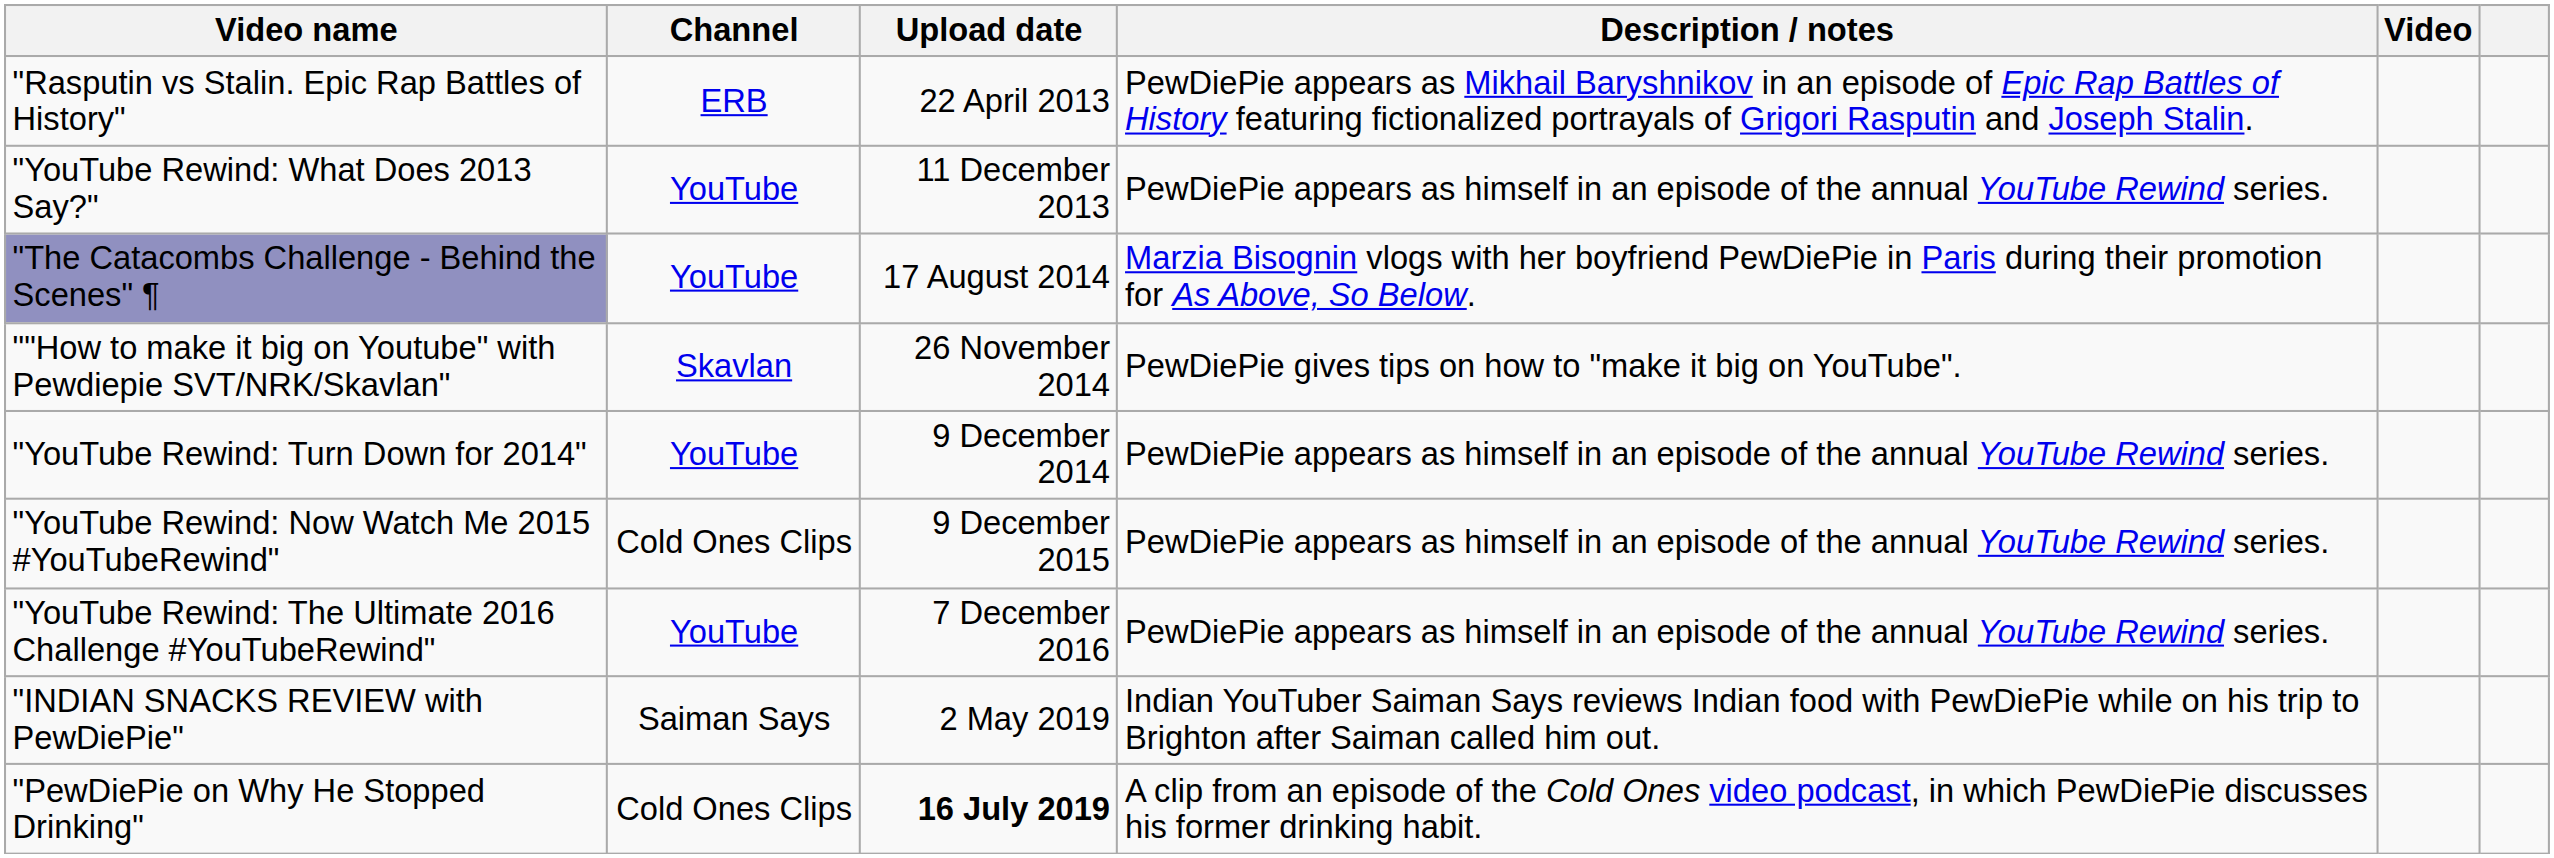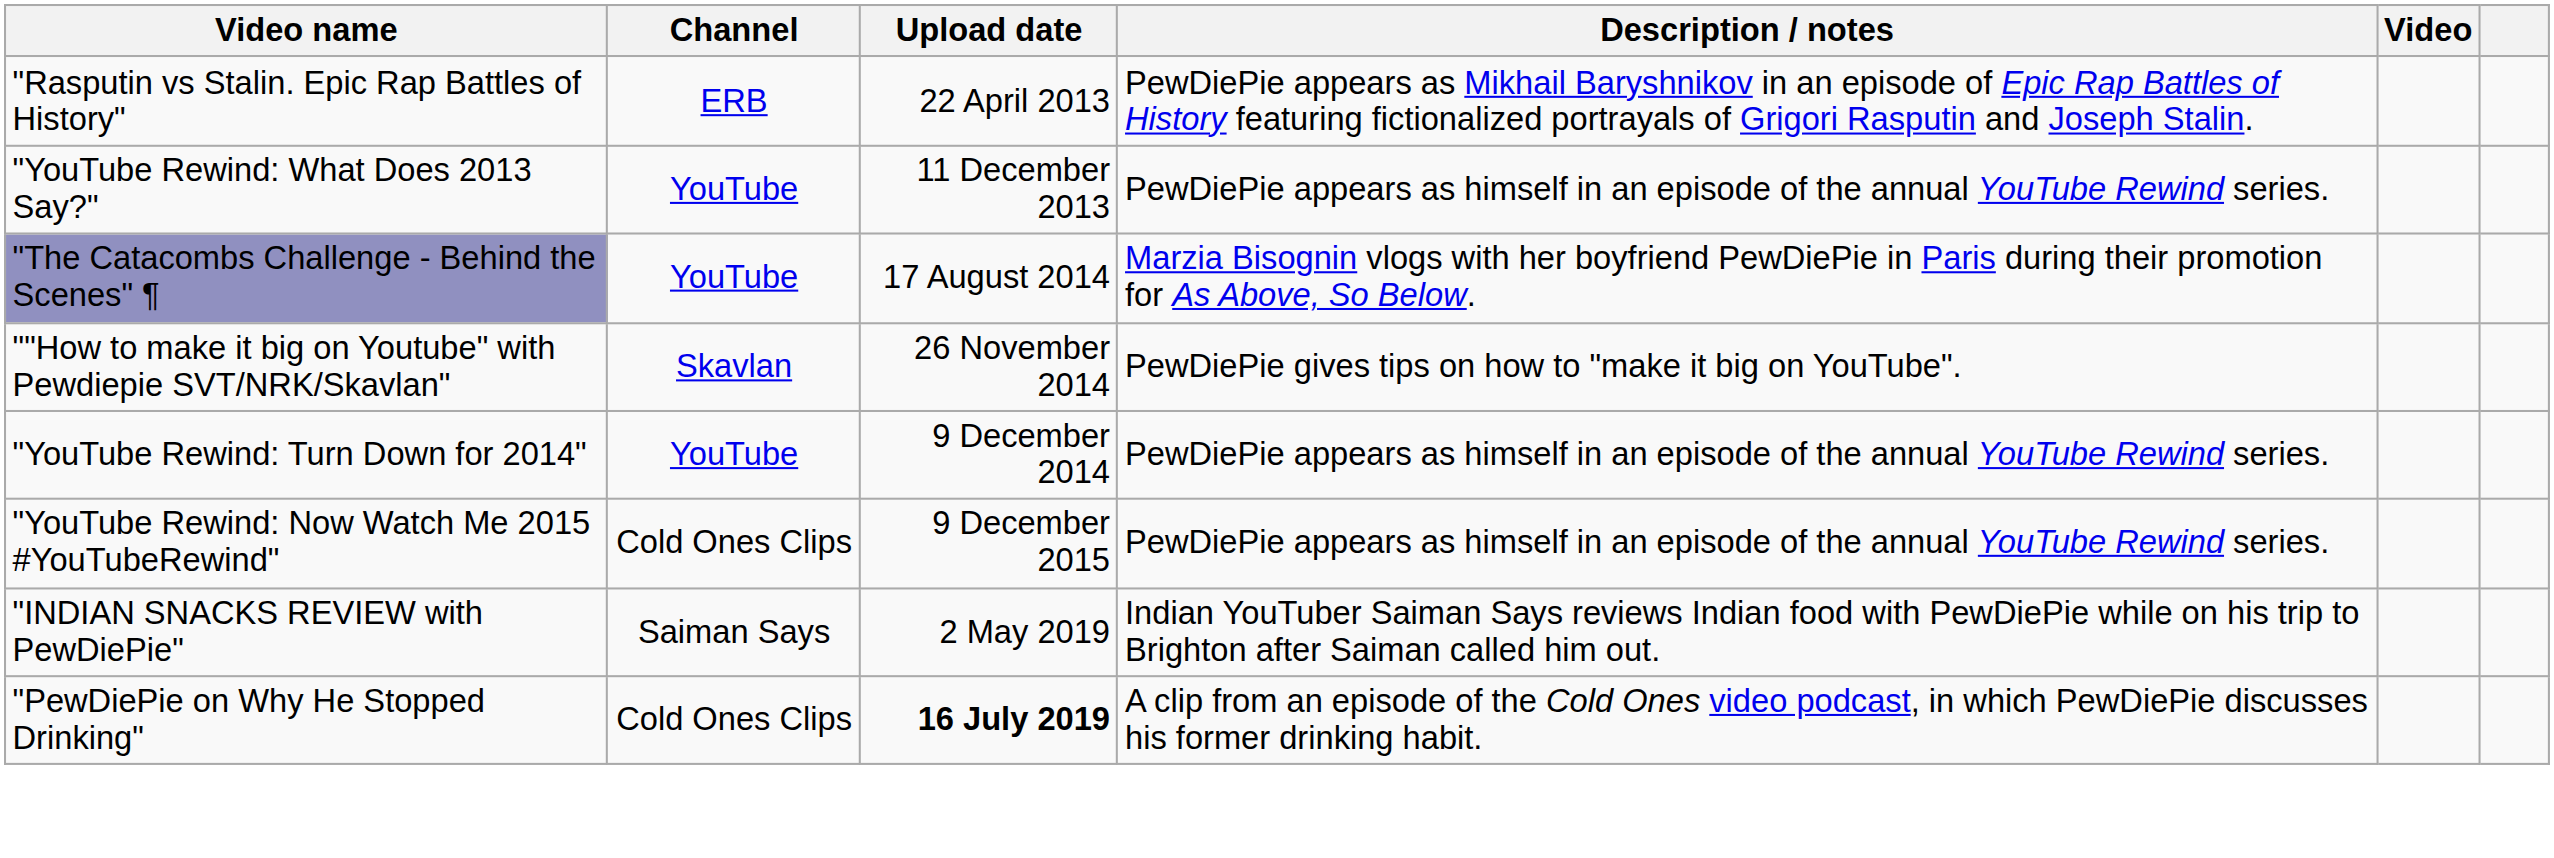- row: (284, 631)
